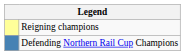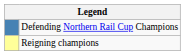rows swapped: (60, 27) <-> (100, 42)
